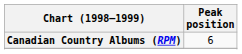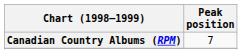(210, 40) 6 -> (210, 40) 7
